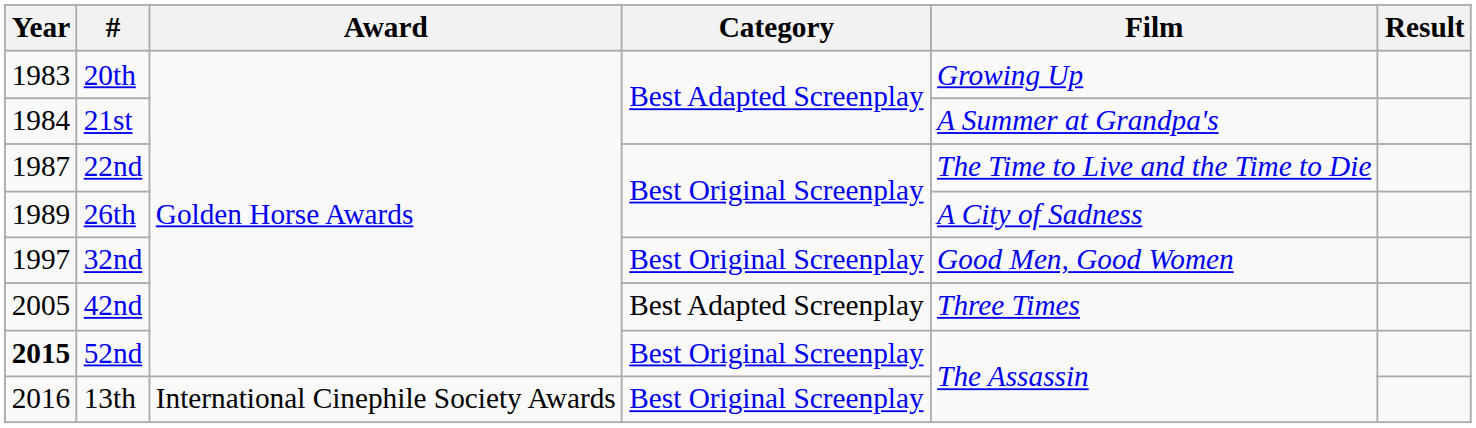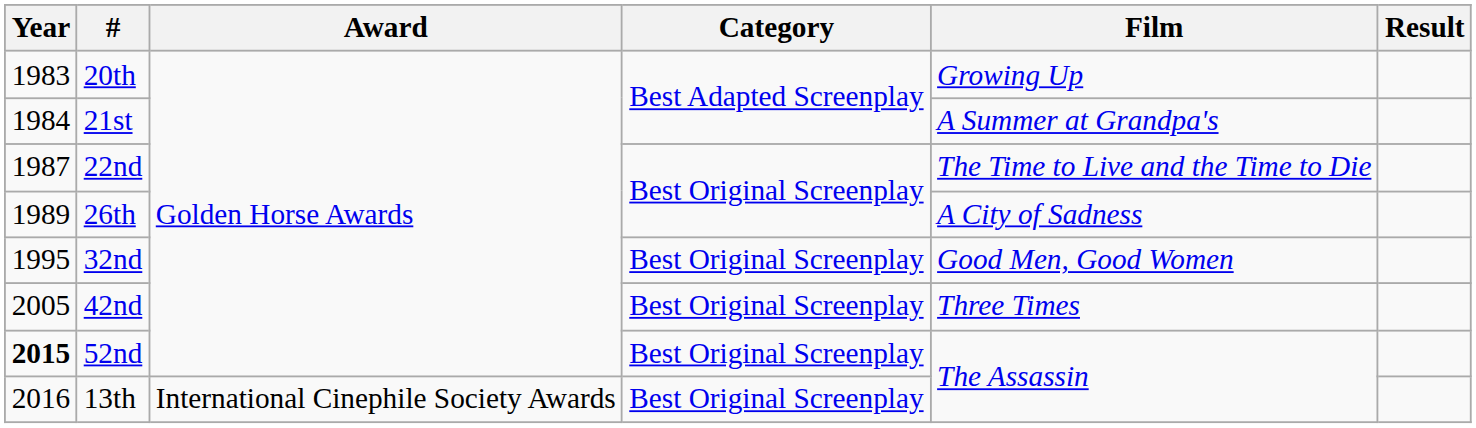(41, 259) 1997 -> (41, 259) 1995
(776, 306) Best Adapted Screenplay -> (776, 306) Best Original Screenplay
